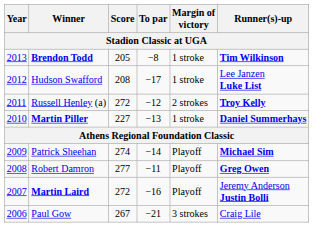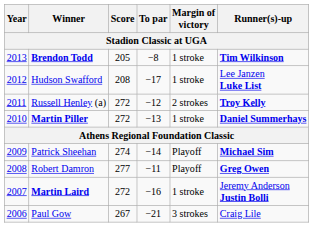(123, 119) 227 -> (123, 119) 272
(187, 191) Playoff -> (188, 191) 1 stroke
